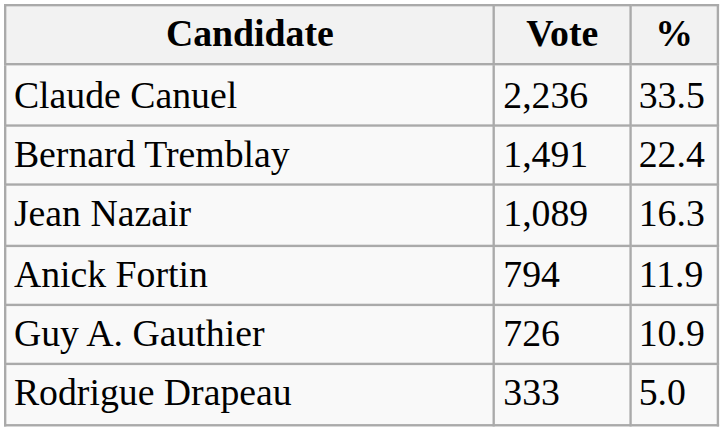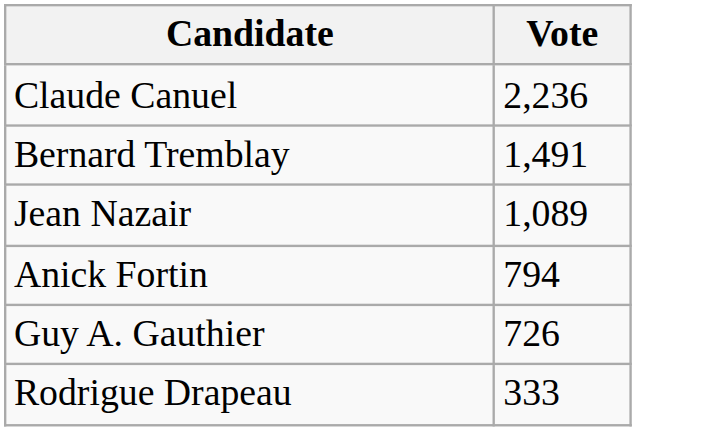- column: (674, 34)
